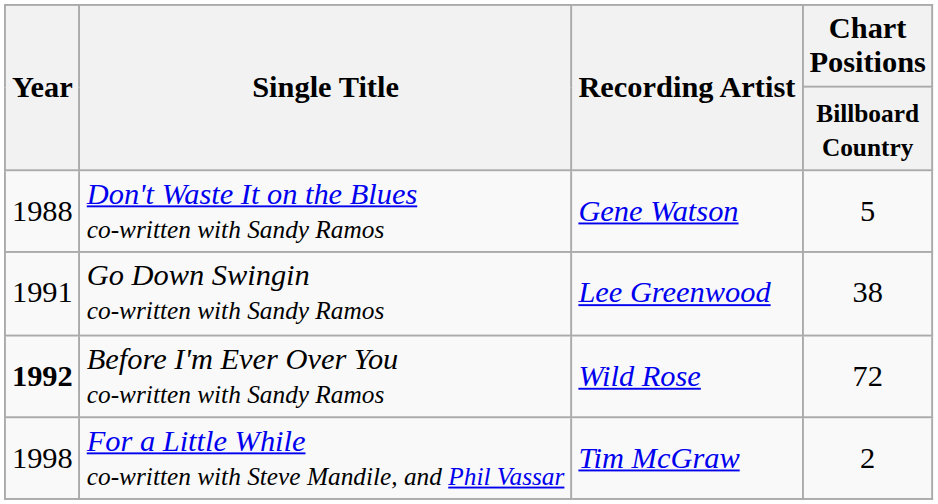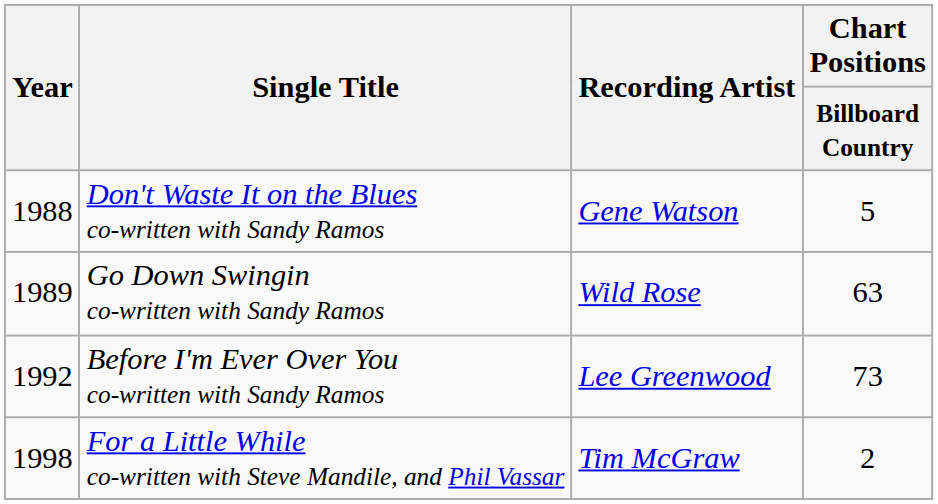(42, 292) 1991 -> (42, 292) 1989
(675, 292) Lee Greenwood -> (640, 292) Wild Rose
(868, 292) 38 -> (868, 292) 63
(42, 375) bold -> (42, 375) normal
(640, 375) Wild Rose -> (675, 375) Lee Greenwood
(868, 375) 72 -> (868, 375) 73
